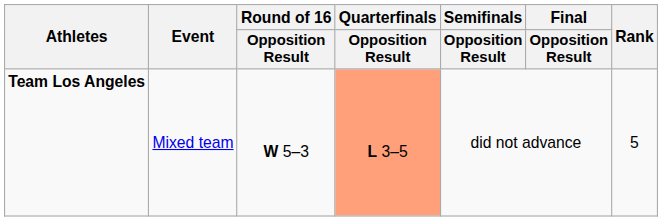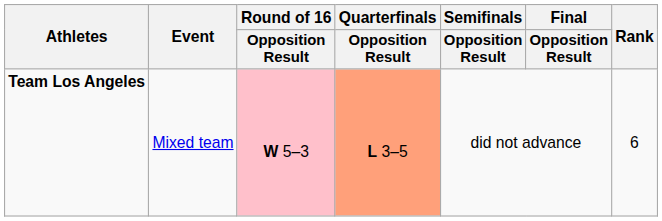(286, 152) no background -> (286, 152) pink background
(634, 143) 5 -> (634, 143) 6
